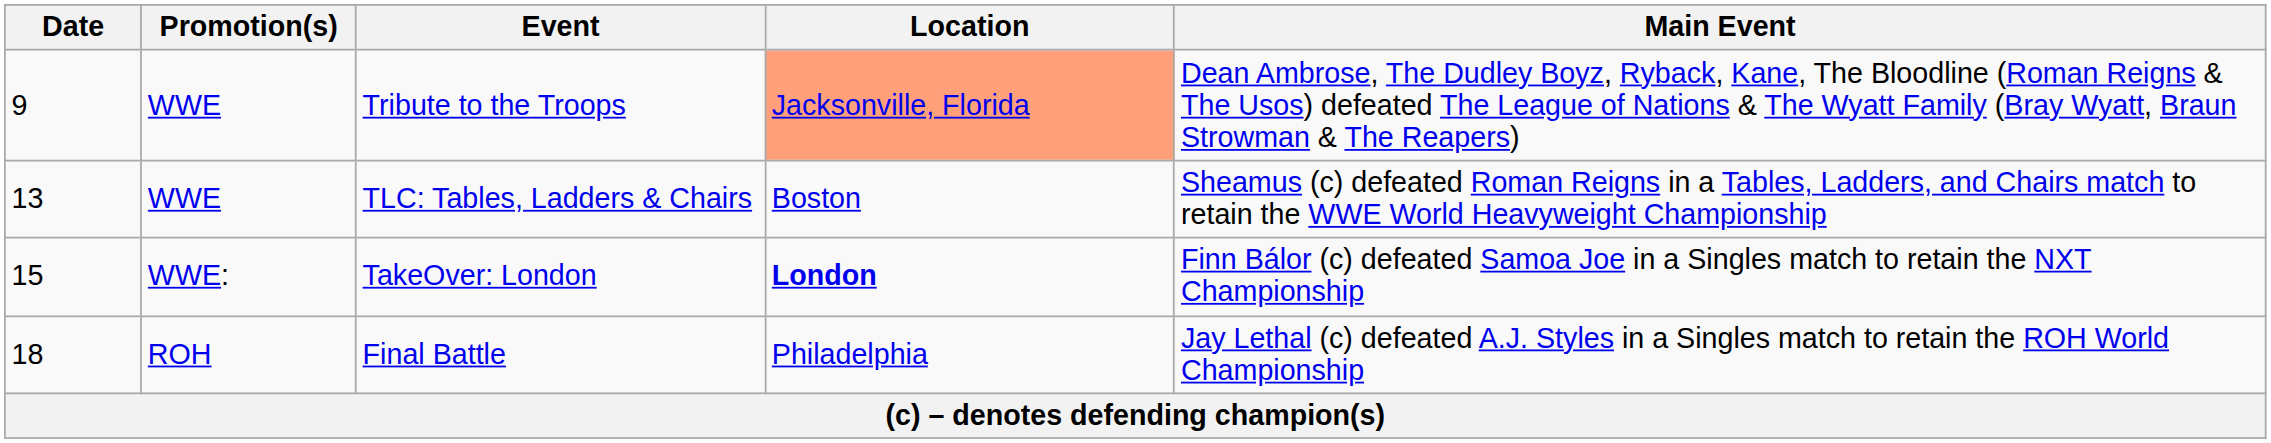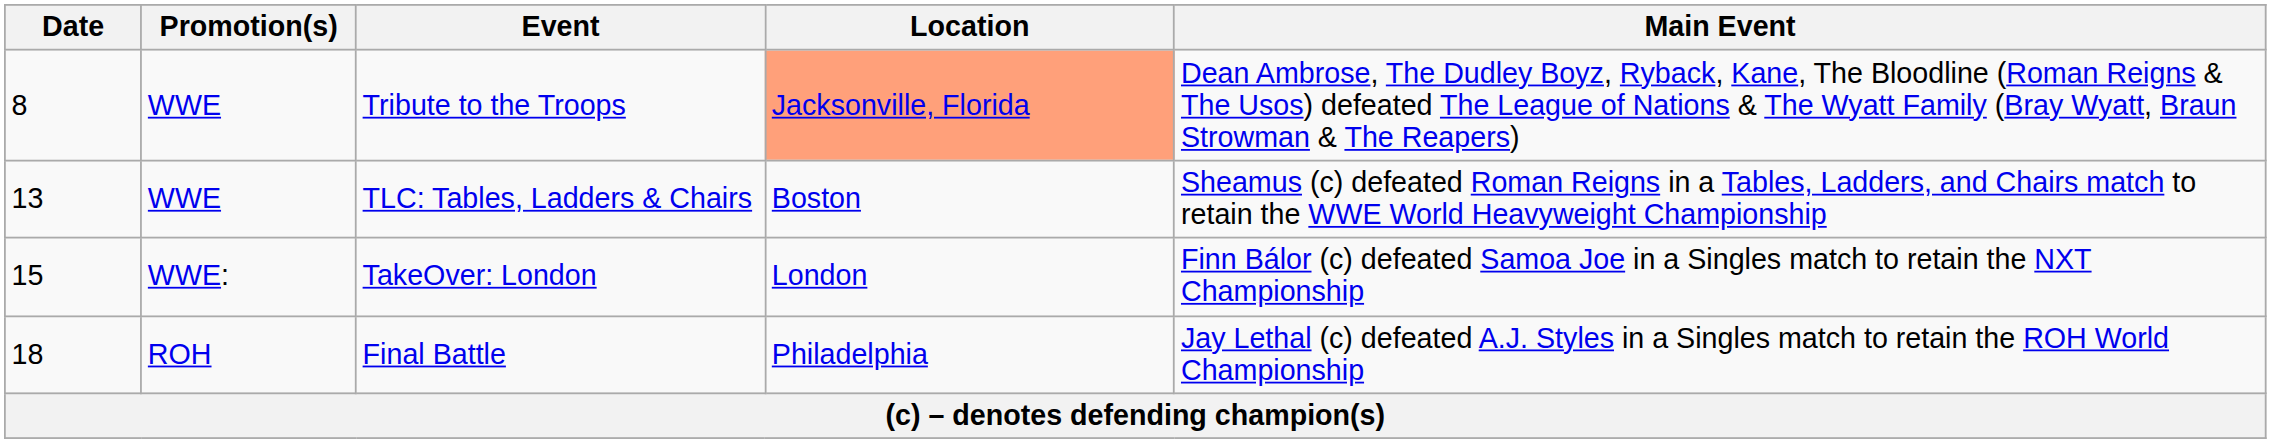(19, 104) 9 -> (19, 104) 8
(824, 276) bold -> (820, 276) normal
